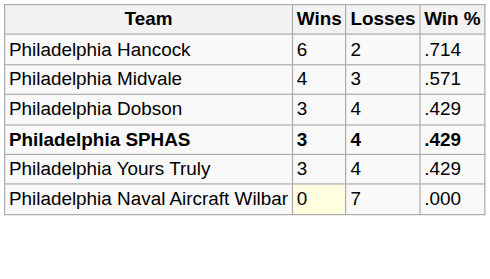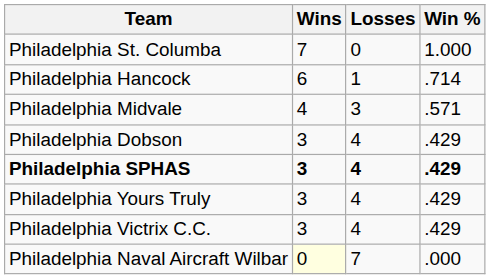+ row: (115, 49)
(356, 49) 2 -> (356, 79) 1
+ row: (110, 229)
